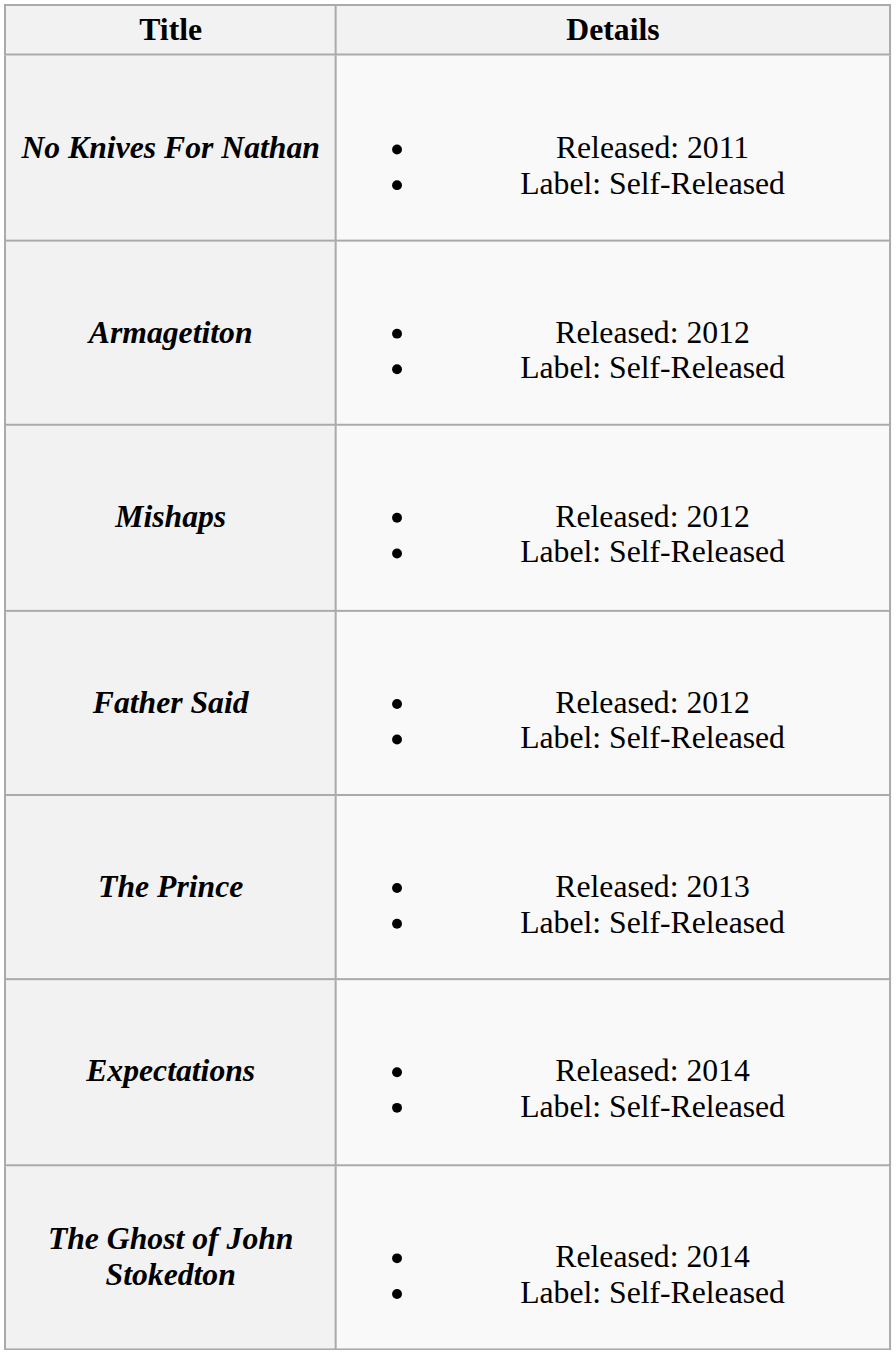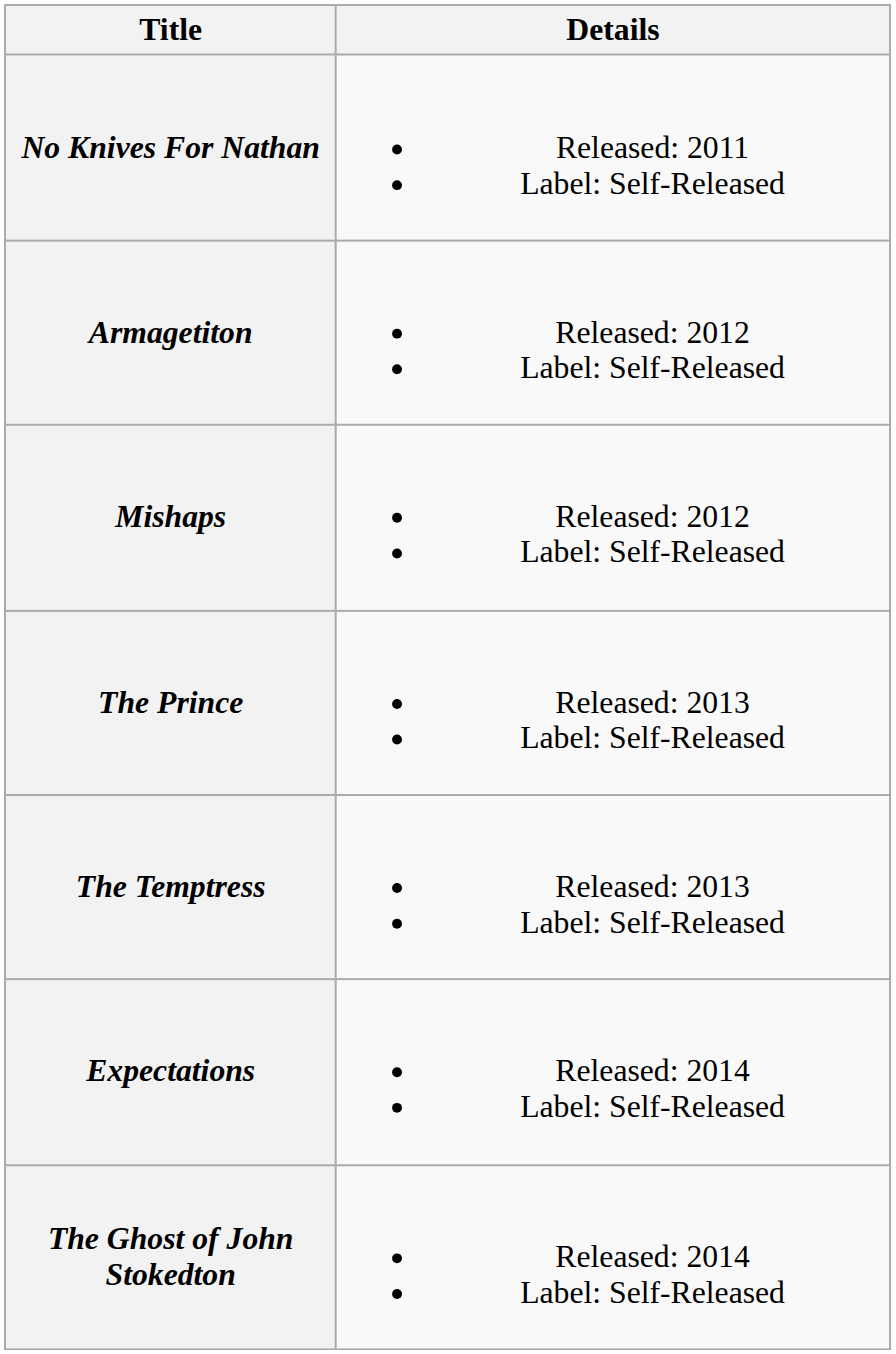- row: (171, 701)
+ row: (171, 886)
